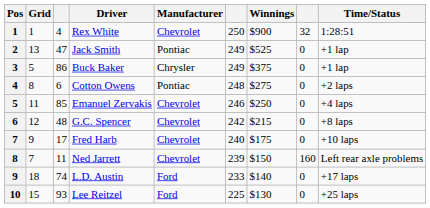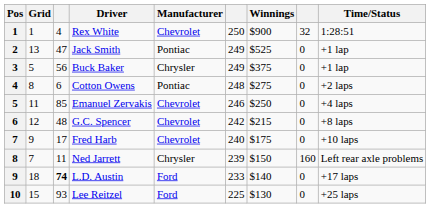(61, 67) 86 -> (61, 67) 56
(178, 158) Chevrolet -> (176, 158) Chrysler
(61, 176) normal -> (61, 176) bold
